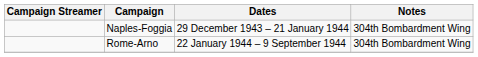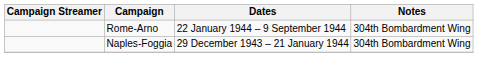rows swapped: (139, 28) <-> (132, 44)
